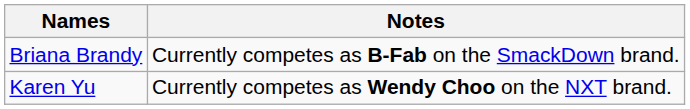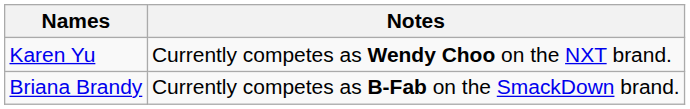rows swapped: (76, 54) <-> (52, 87)
